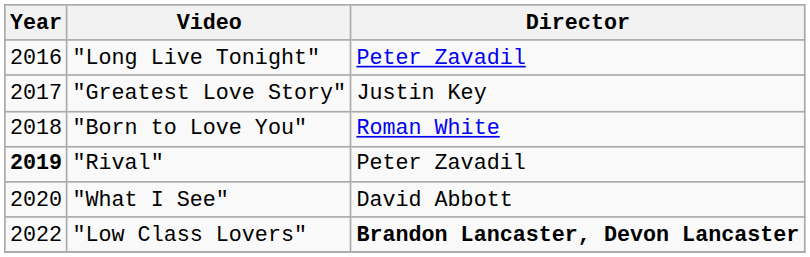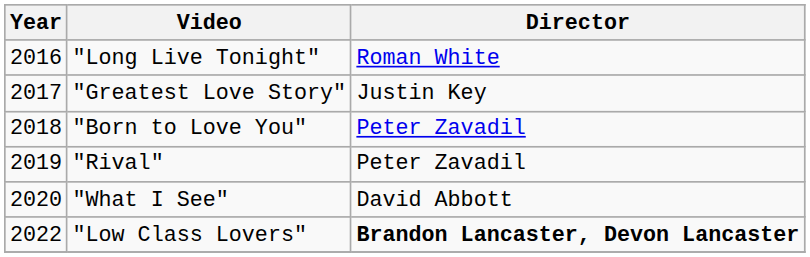(441, 58) Peter Zavadil -> (428, 58) Roman White
(428, 129) Roman White -> (441, 129) Peter Zavadil
(36, 164) bold -> (36, 164) normal
